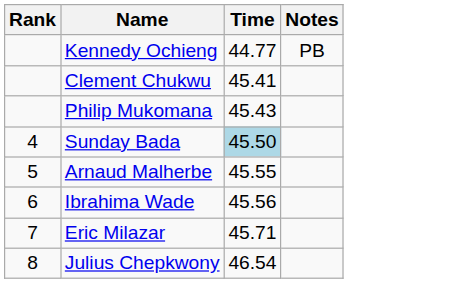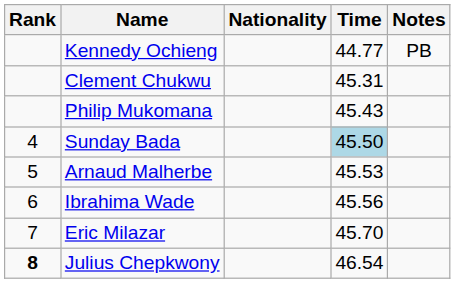+ column: (277, 19)
(252, 80) 45.41 -> (359, 80) 45.31
(252, 171) 45.55 -> (359, 171) 45.53
(252, 232) 45.71 -> (359, 232) 45.70
(32, 263) normal -> (32, 263) bold
